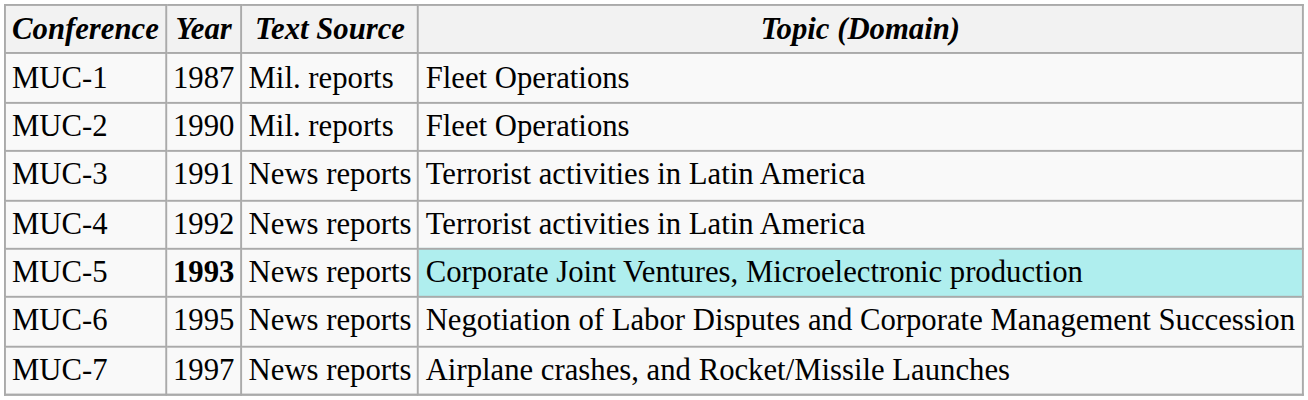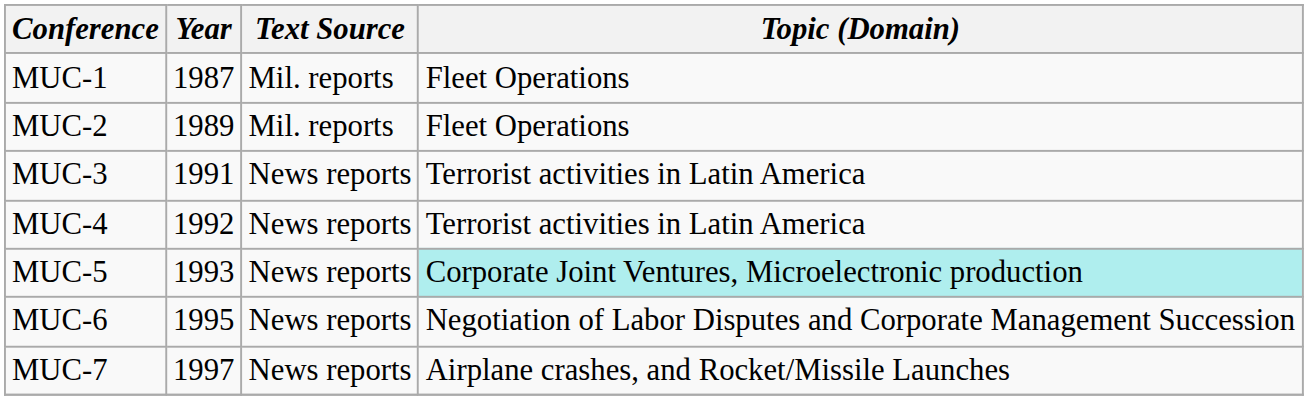(204, 126) 1990 -> (204, 126) 1989
(204, 272) bold -> (204, 272) normal
